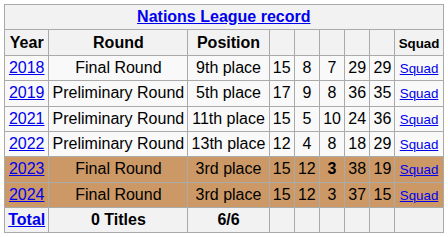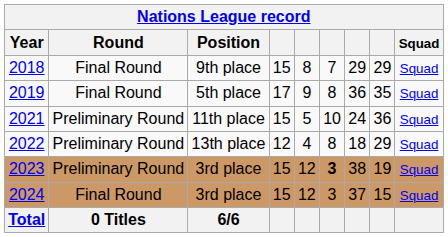(118, 93) Preliminary Round -> (118, 93) Final Round
(118, 169) Final Round -> (118, 169) Preliminary Round
